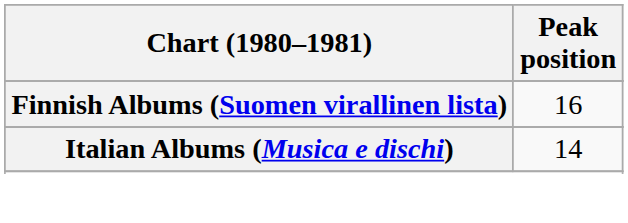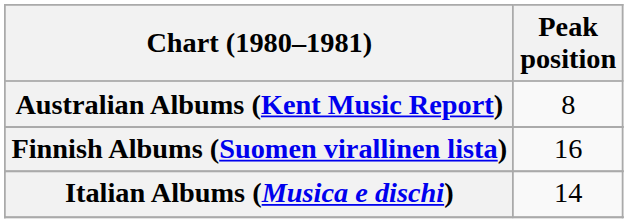+ row: (259, 103)
